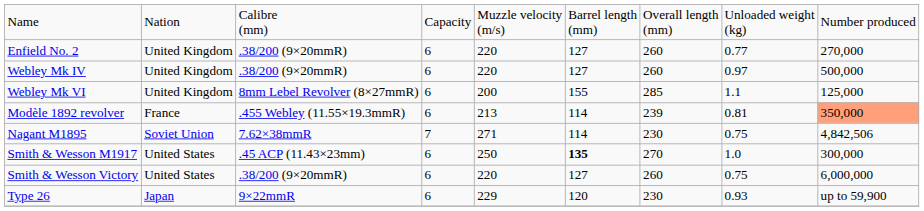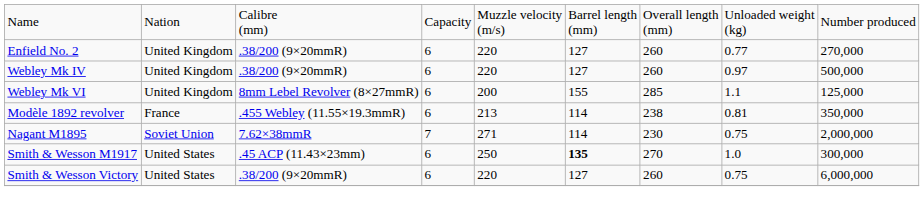(653, 112) 239 -> (653, 112) 238
(842, 112) lightsalmon background -> (842, 112) no background
(847, 133) 4,842,506 -> (847, 133) 2,000,000
- row: (29, 196)
